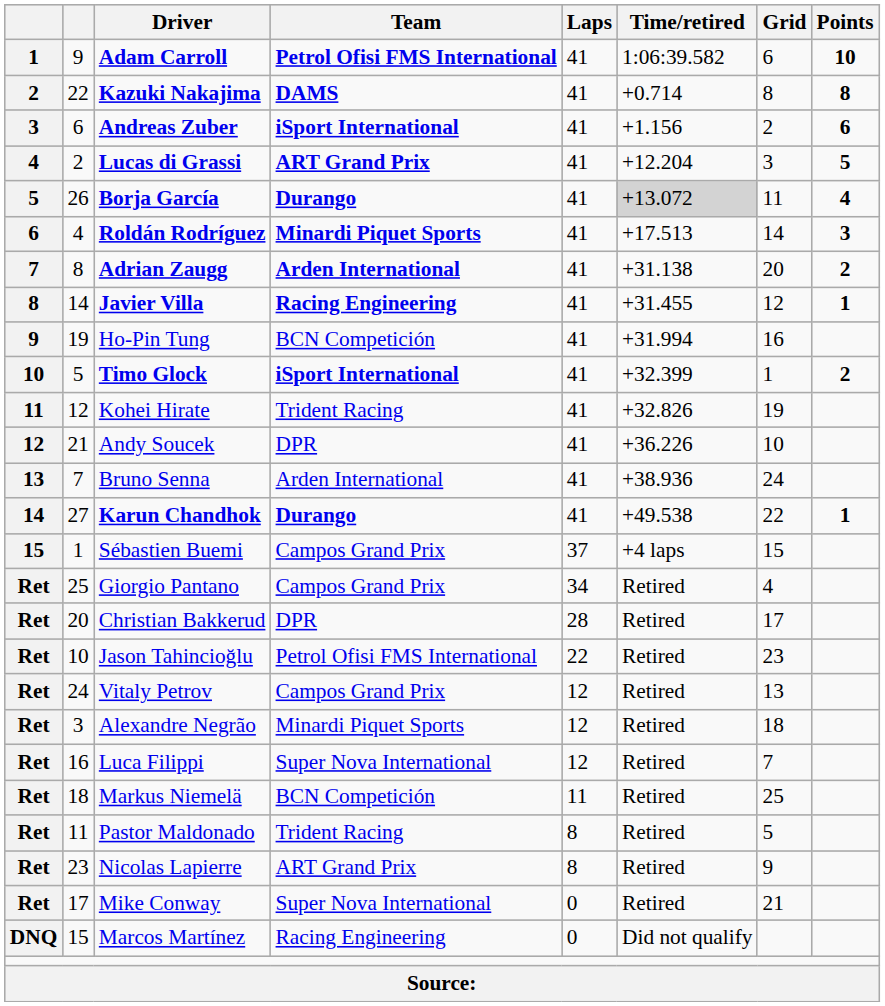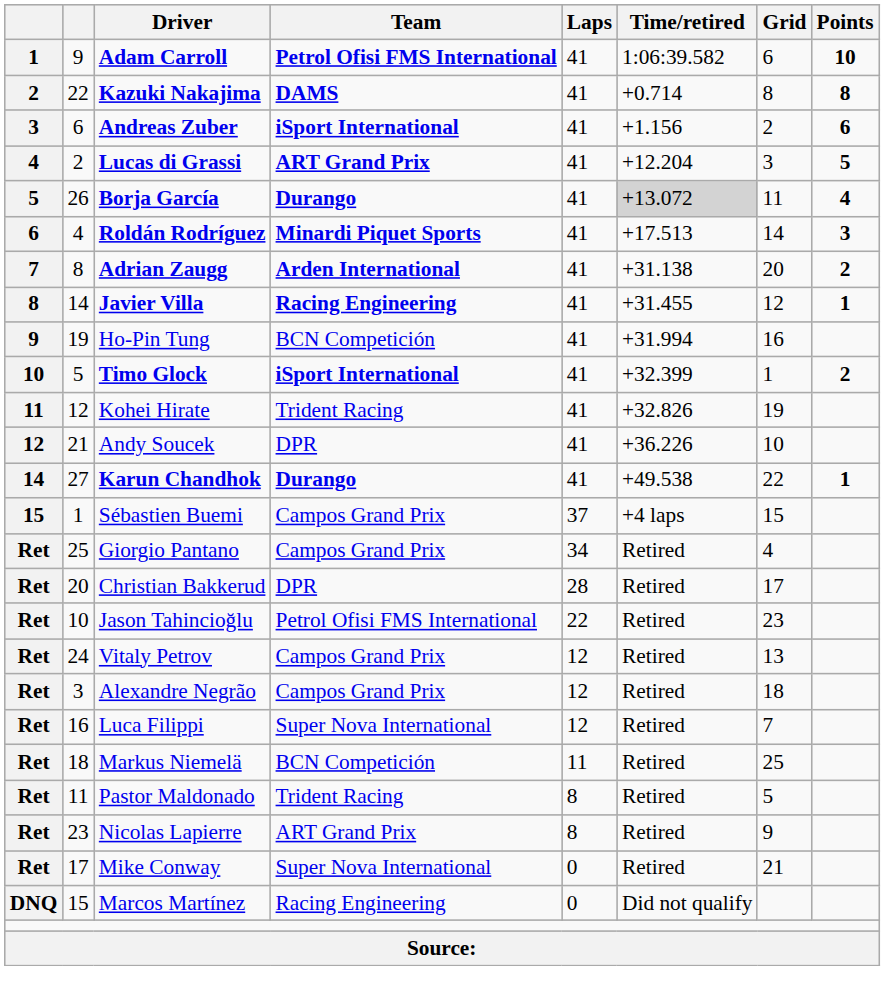- row: (154, 479)
(370, 726) Minardi Piquet Sports -> (360, 691) Campos Grand Prix
